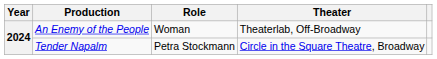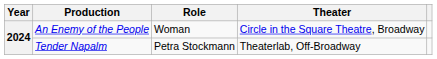(300, 29) Theaterlab, Off-Broadway -> (332, 29) Circle in the Square Theatre, Broadway
(332, 46) Circle in the Square Theatre, Broadway -> (300, 46) Theaterlab, Off-Broadway
